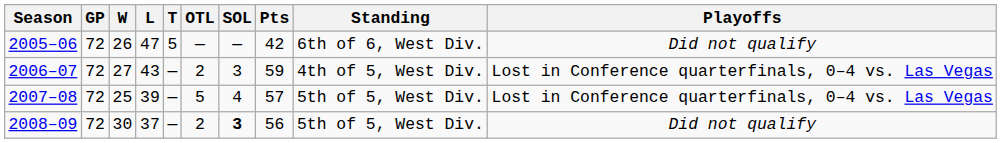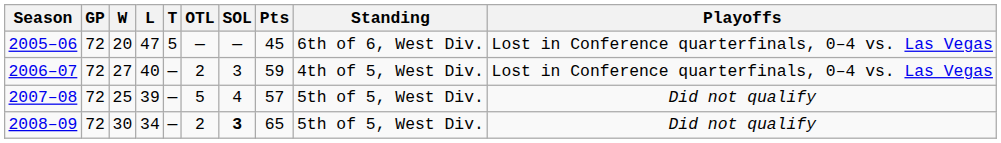(122, 45) 26 -> (122, 45) 20
(274, 45) 42 -> (274, 45) 45
(742, 45) Did not qualify -> (742, 45) Lost in Conference quarterfinals, 0–4 vs. Las Vegas
(150, 71) 43 -> (150, 71) 40
(742, 98) Lost in Conference quarterfinals, 0–4 vs. Las Vegas -> (742, 98) Did not qualify
(150, 125) 37 -> (150, 125) 34
(274, 125) 56 -> (274, 125) 65
